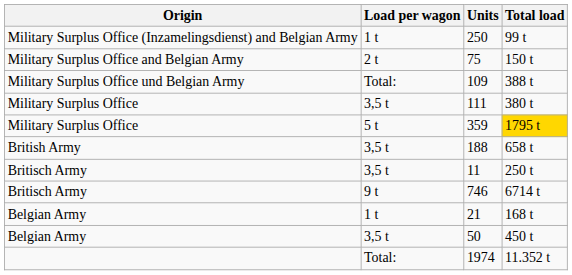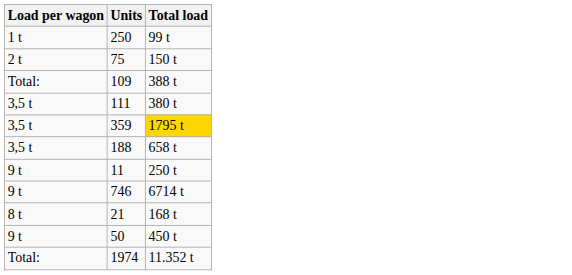- column: (183, 15)
(371, 125) 5 t -> (20, 125) 3,5 t
(376, 170) 3,5 t -> (15, 170) 9 t
(371, 214) 1 t -> (15, 214) 8 t
(376, 236) 3,5 t -> (15, 236) 9 t
